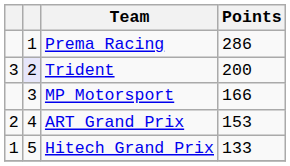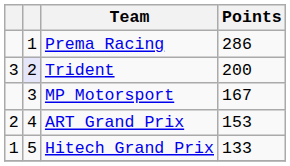(237, 96) 166 -> (237, 96) 167
